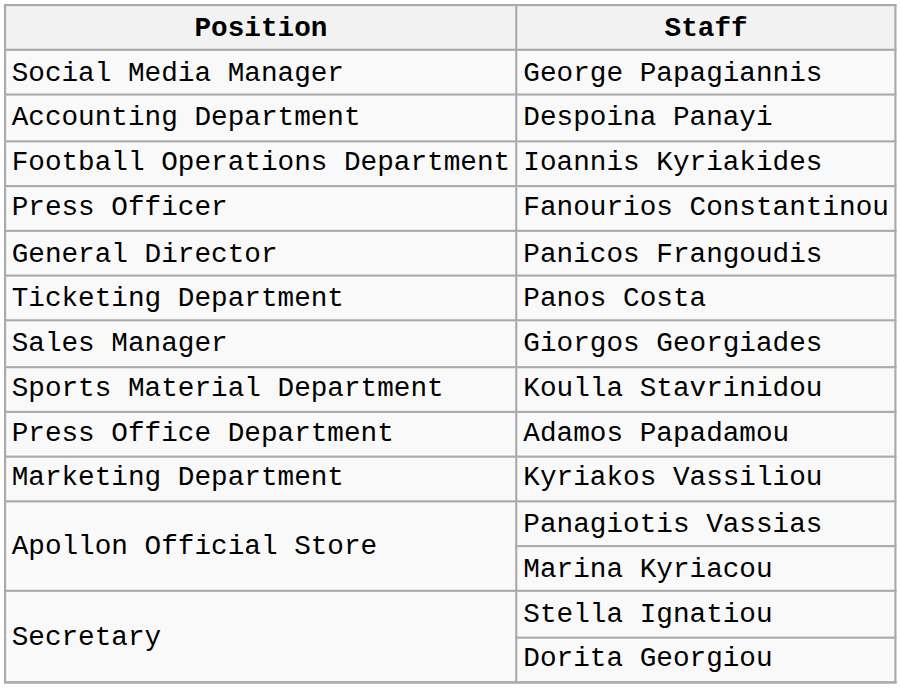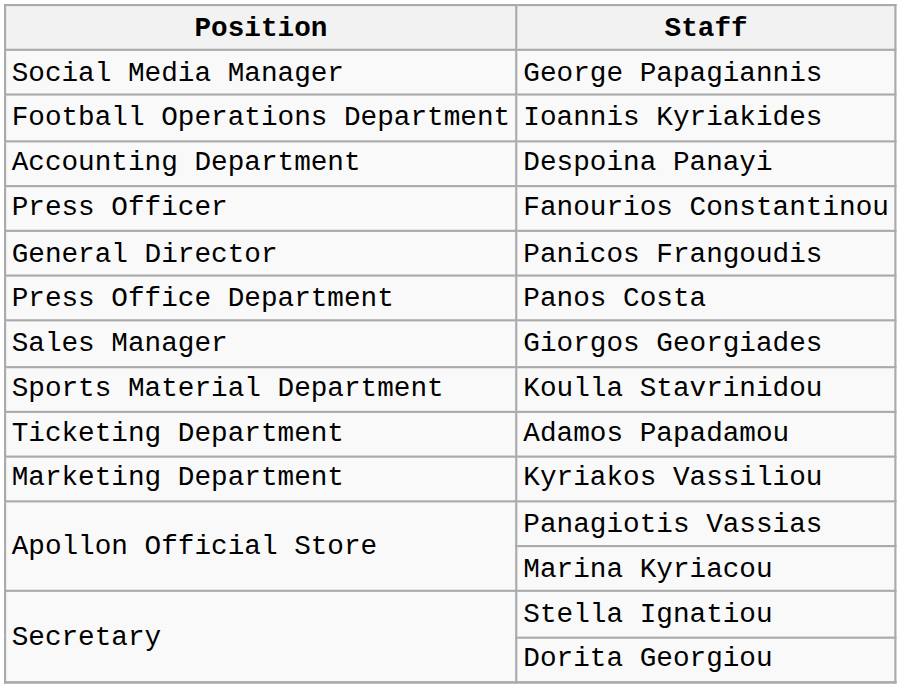rows swapped: (648, 118) <-> (673, 163)
(178, 298) Ticketing Department -> (203, 298) Press Office Department
(203, 434) Press Office Department -> (178, 434) Ticketing Department
